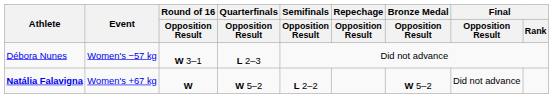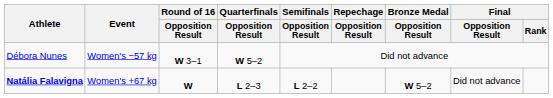(249, 61) L 2–3 -> (249, 61) W 5–2
(249, 86) W 5–2 -> (249, 86) L 2–3
